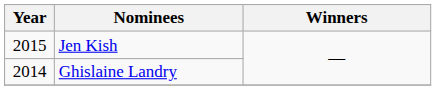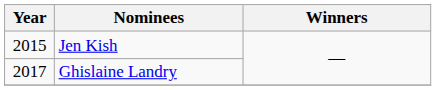(30, 71) 2014 -> (30, 71) 2017
